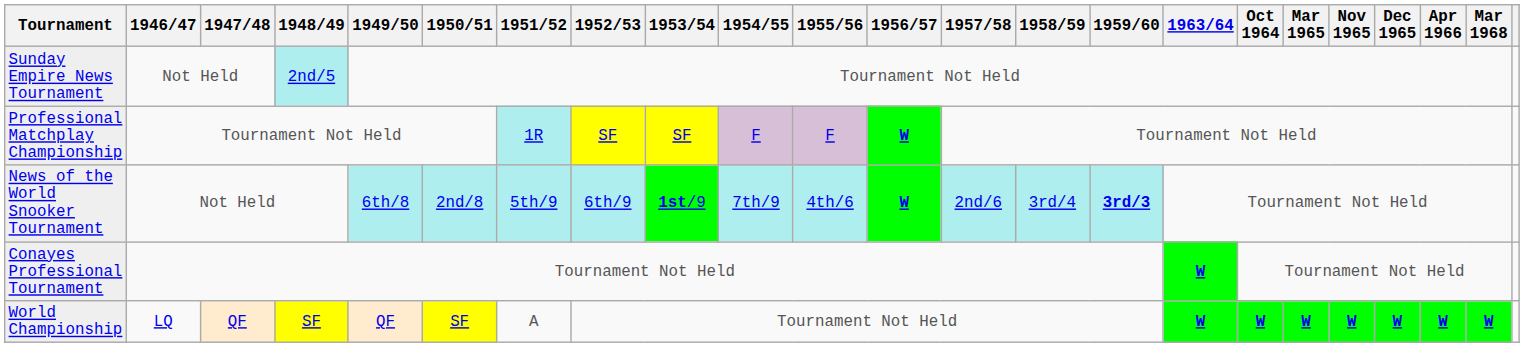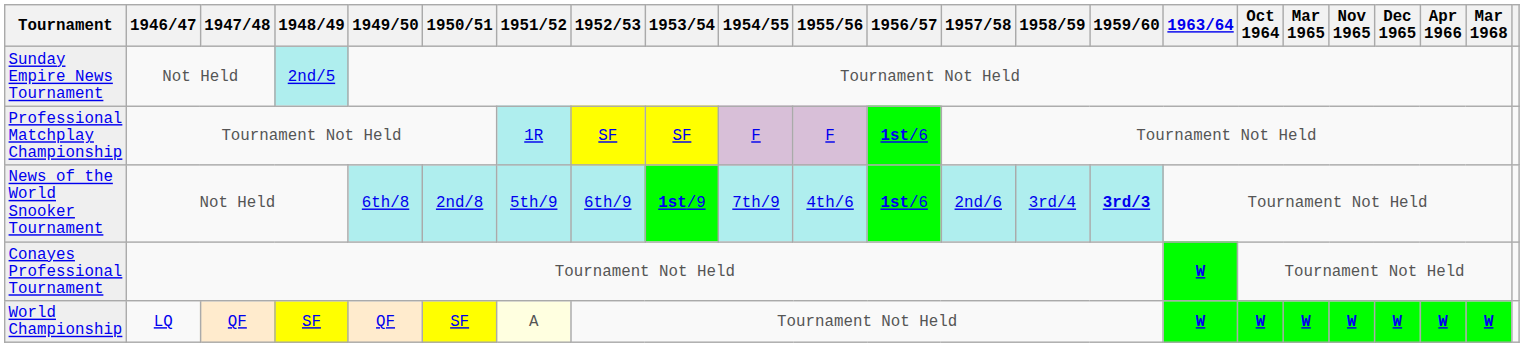(904, 136) W -> (904, 136) 1st/6
(904, 203) W -> (904, 203) 1st/6
(534, 322) no background -> (534, 322) lightyellow background
